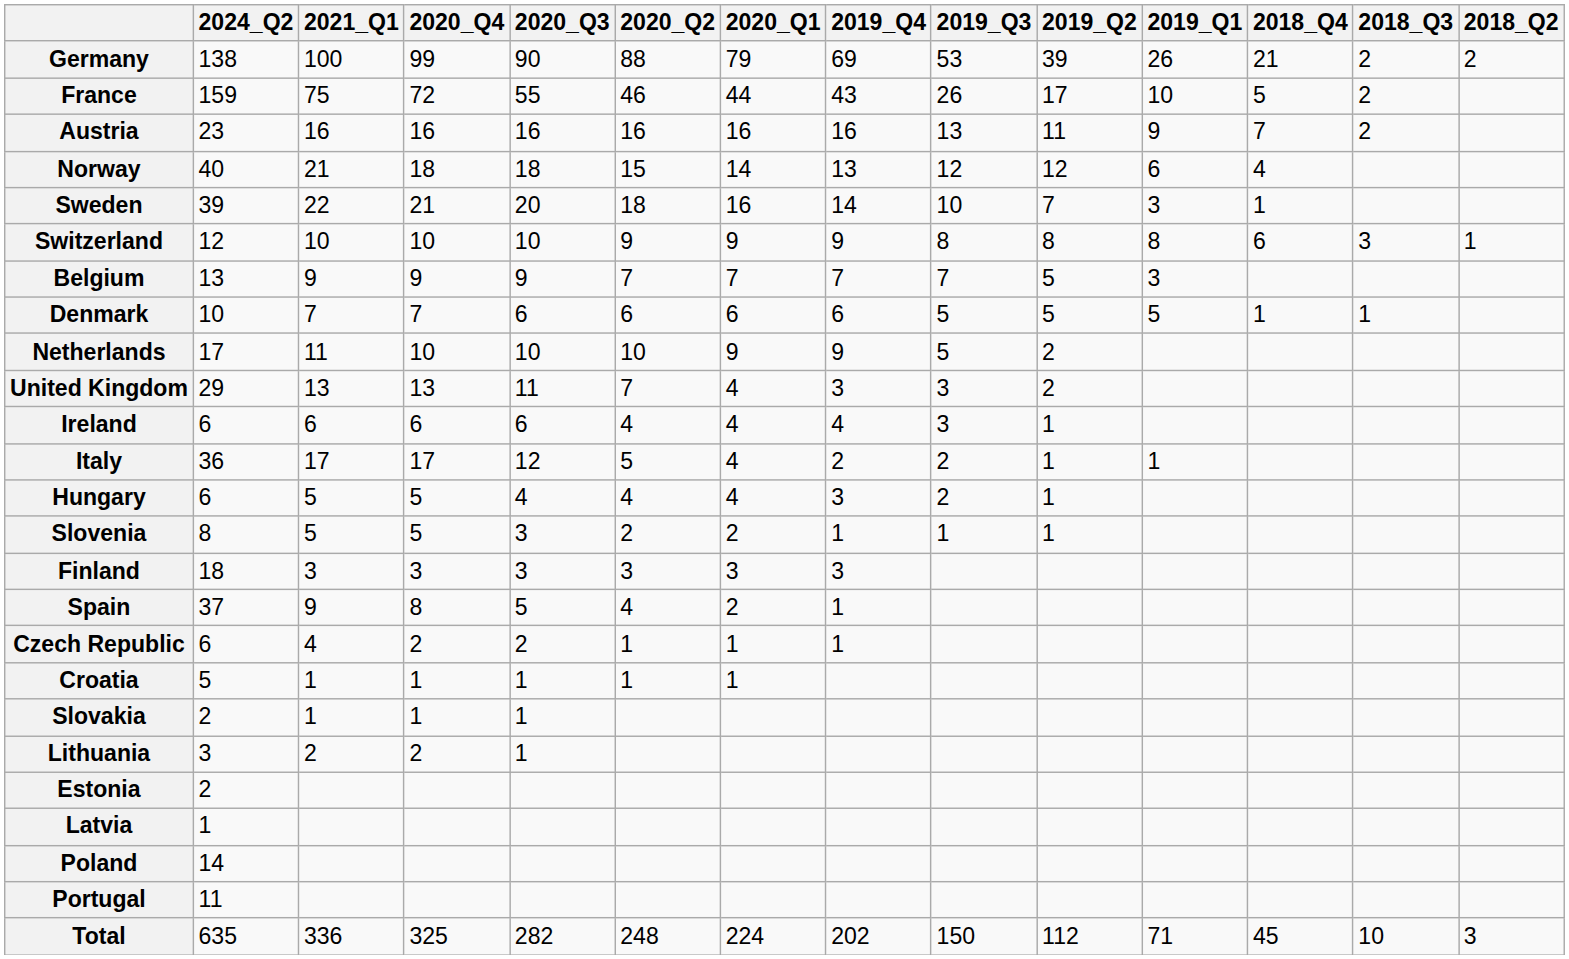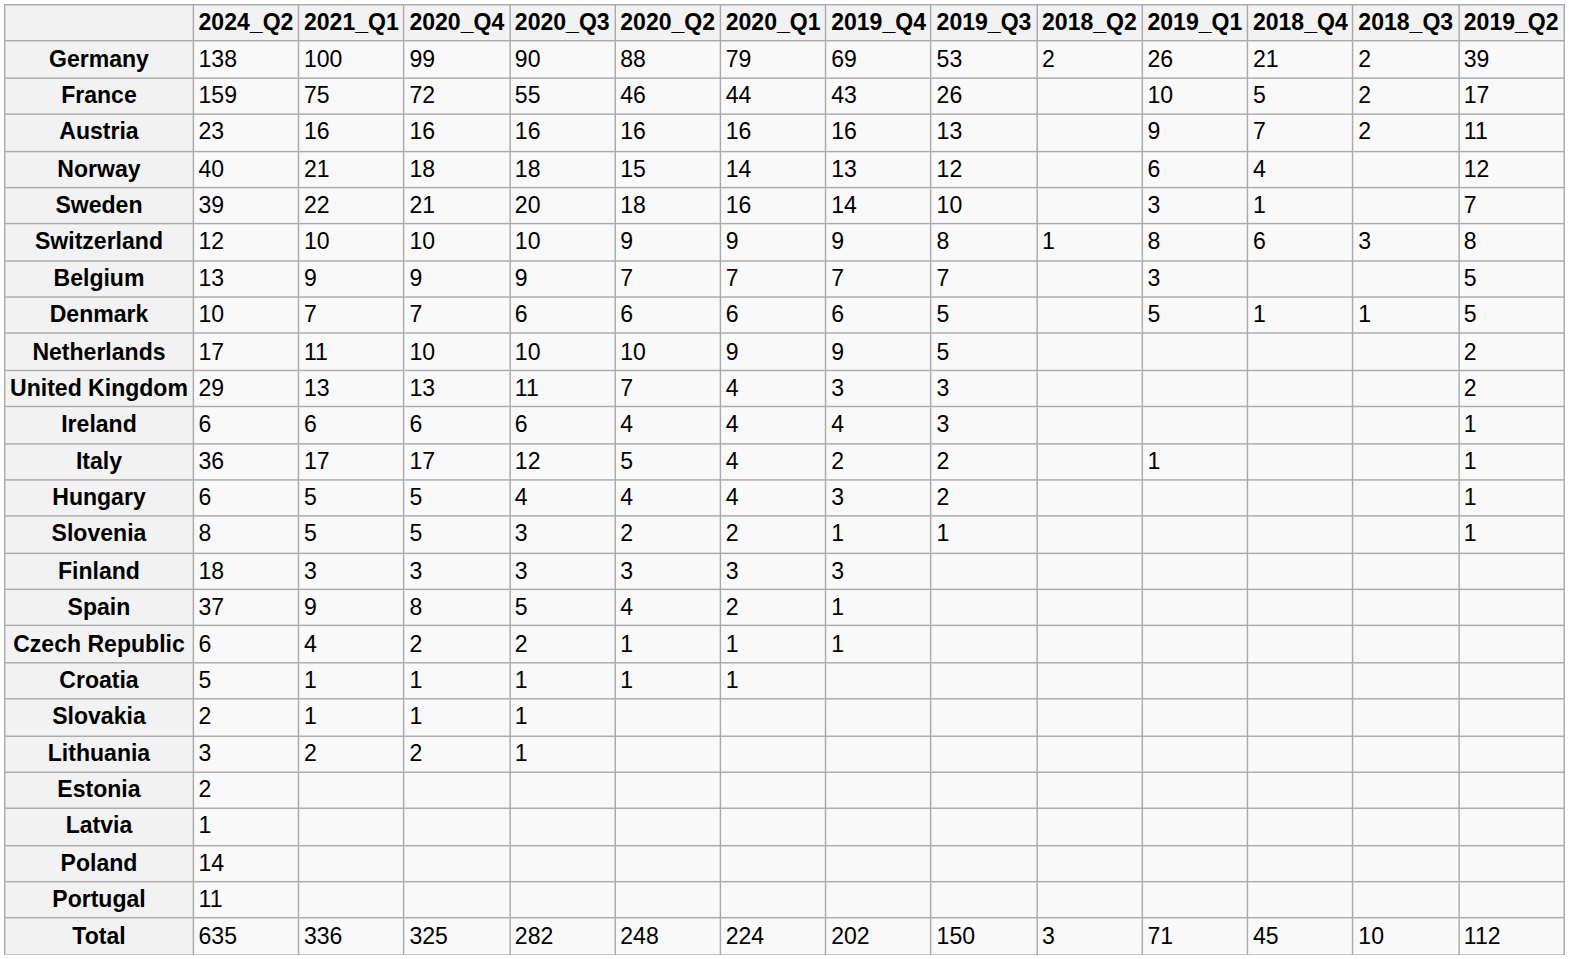columns swapped: (1089, 22) <-> (1511, 22)
